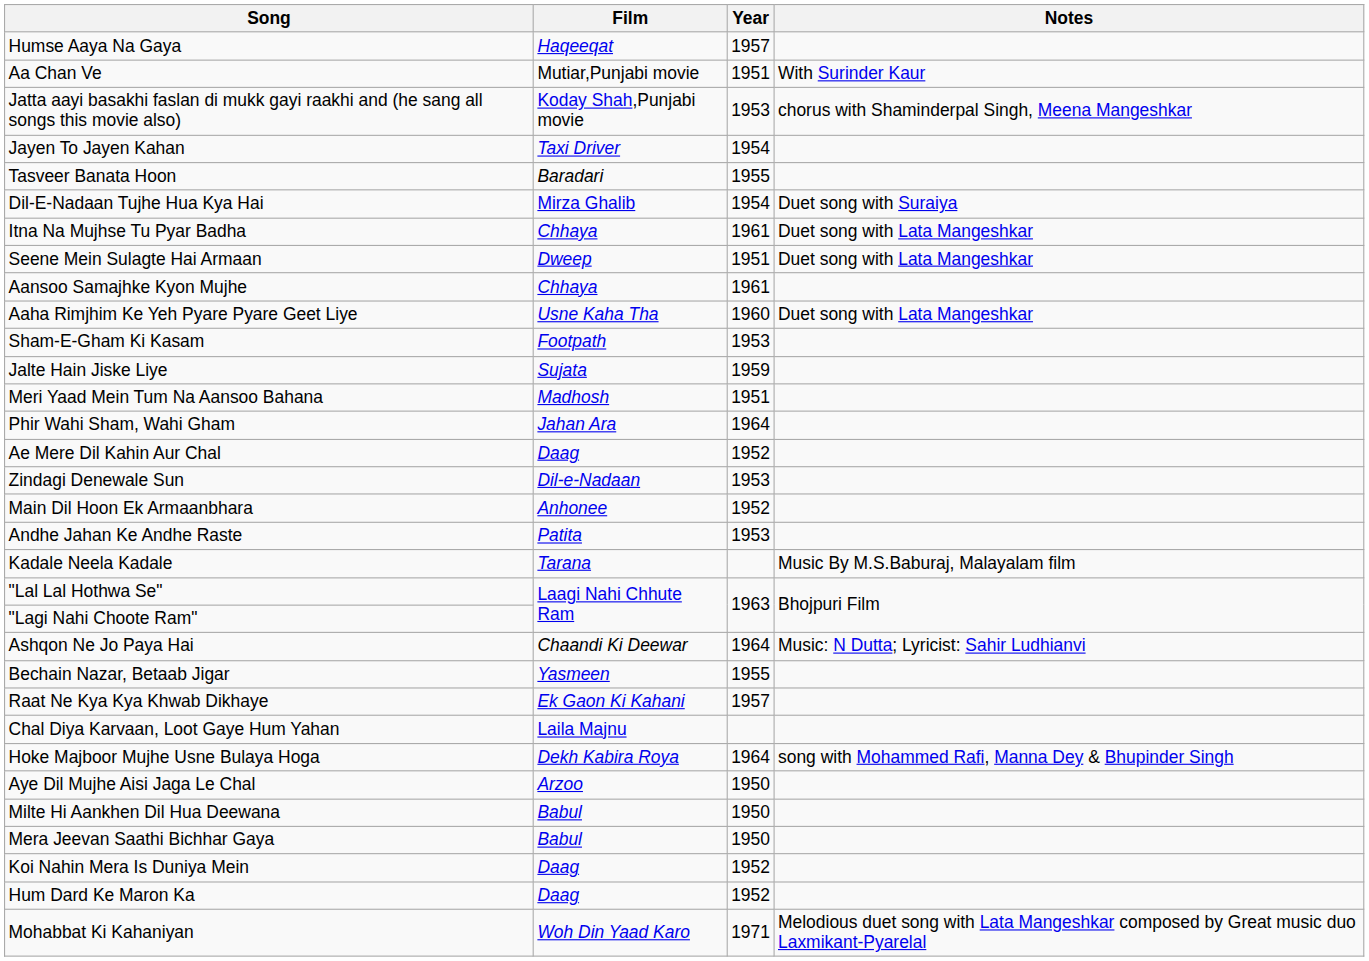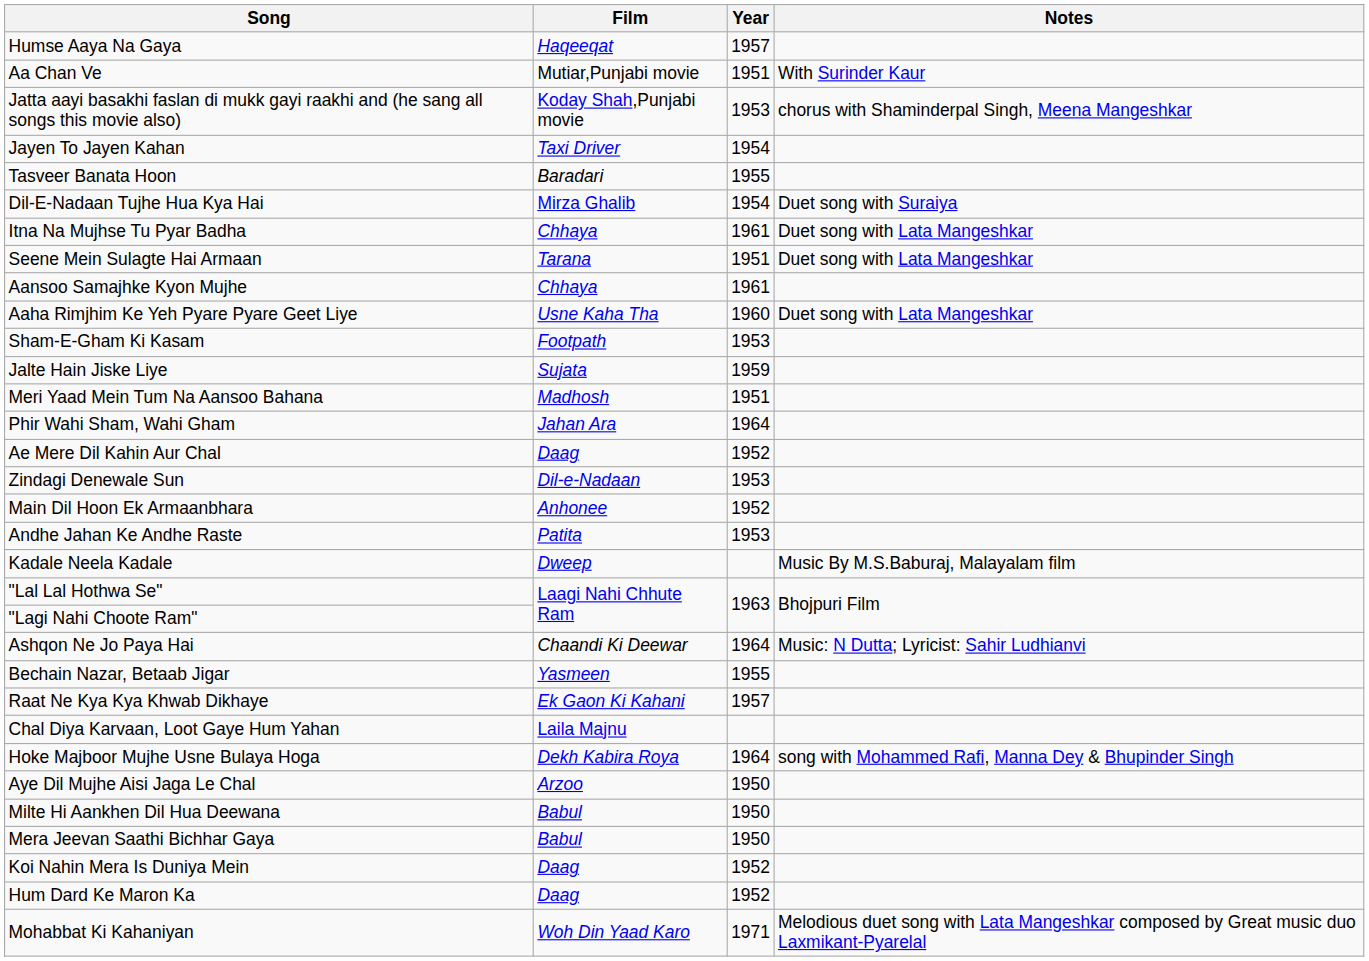(565, 259) Dweep -> (564, 259) Tarana
(564, 563) Tarana -> (565, 563) Dweep
